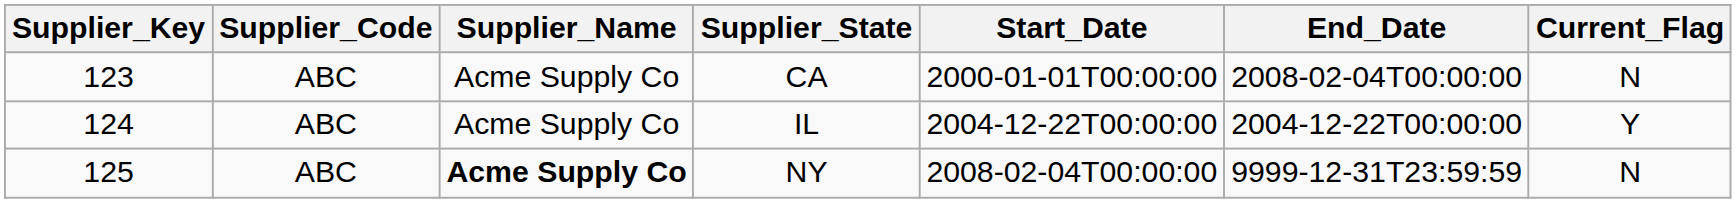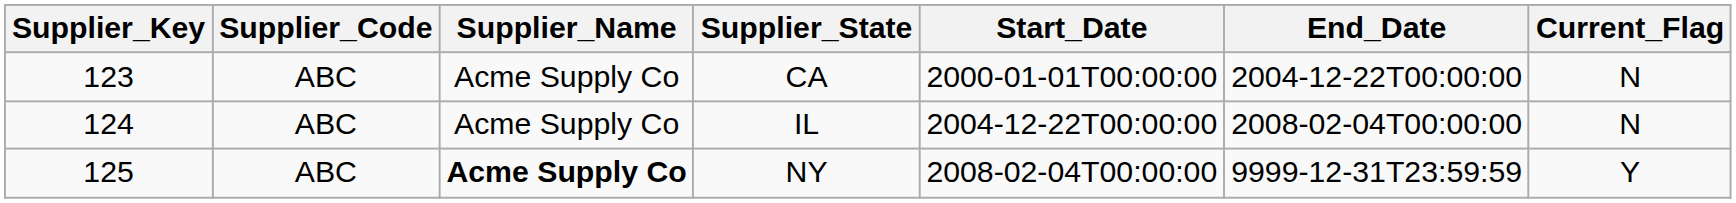(1377, 76) 2008-02-04T00:00:00 -> (1377, 76) 2004-12-22T00:00:00
(1377, 124) 2004-12-22T00:00:00 -> (1377, 124) 2008-02-04T00:00:00
(1630, 124) Y -> (1630, 124) N
(1630, 172) N -> (1630, 172) Y
